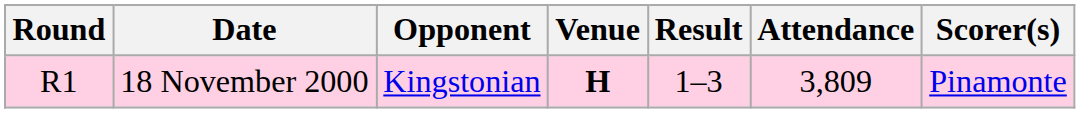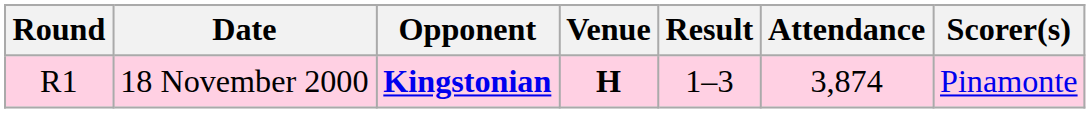(462, 81) normal -> (467, 81) bold
(836, 81) 3,809 -> (847, 81) 3,874
